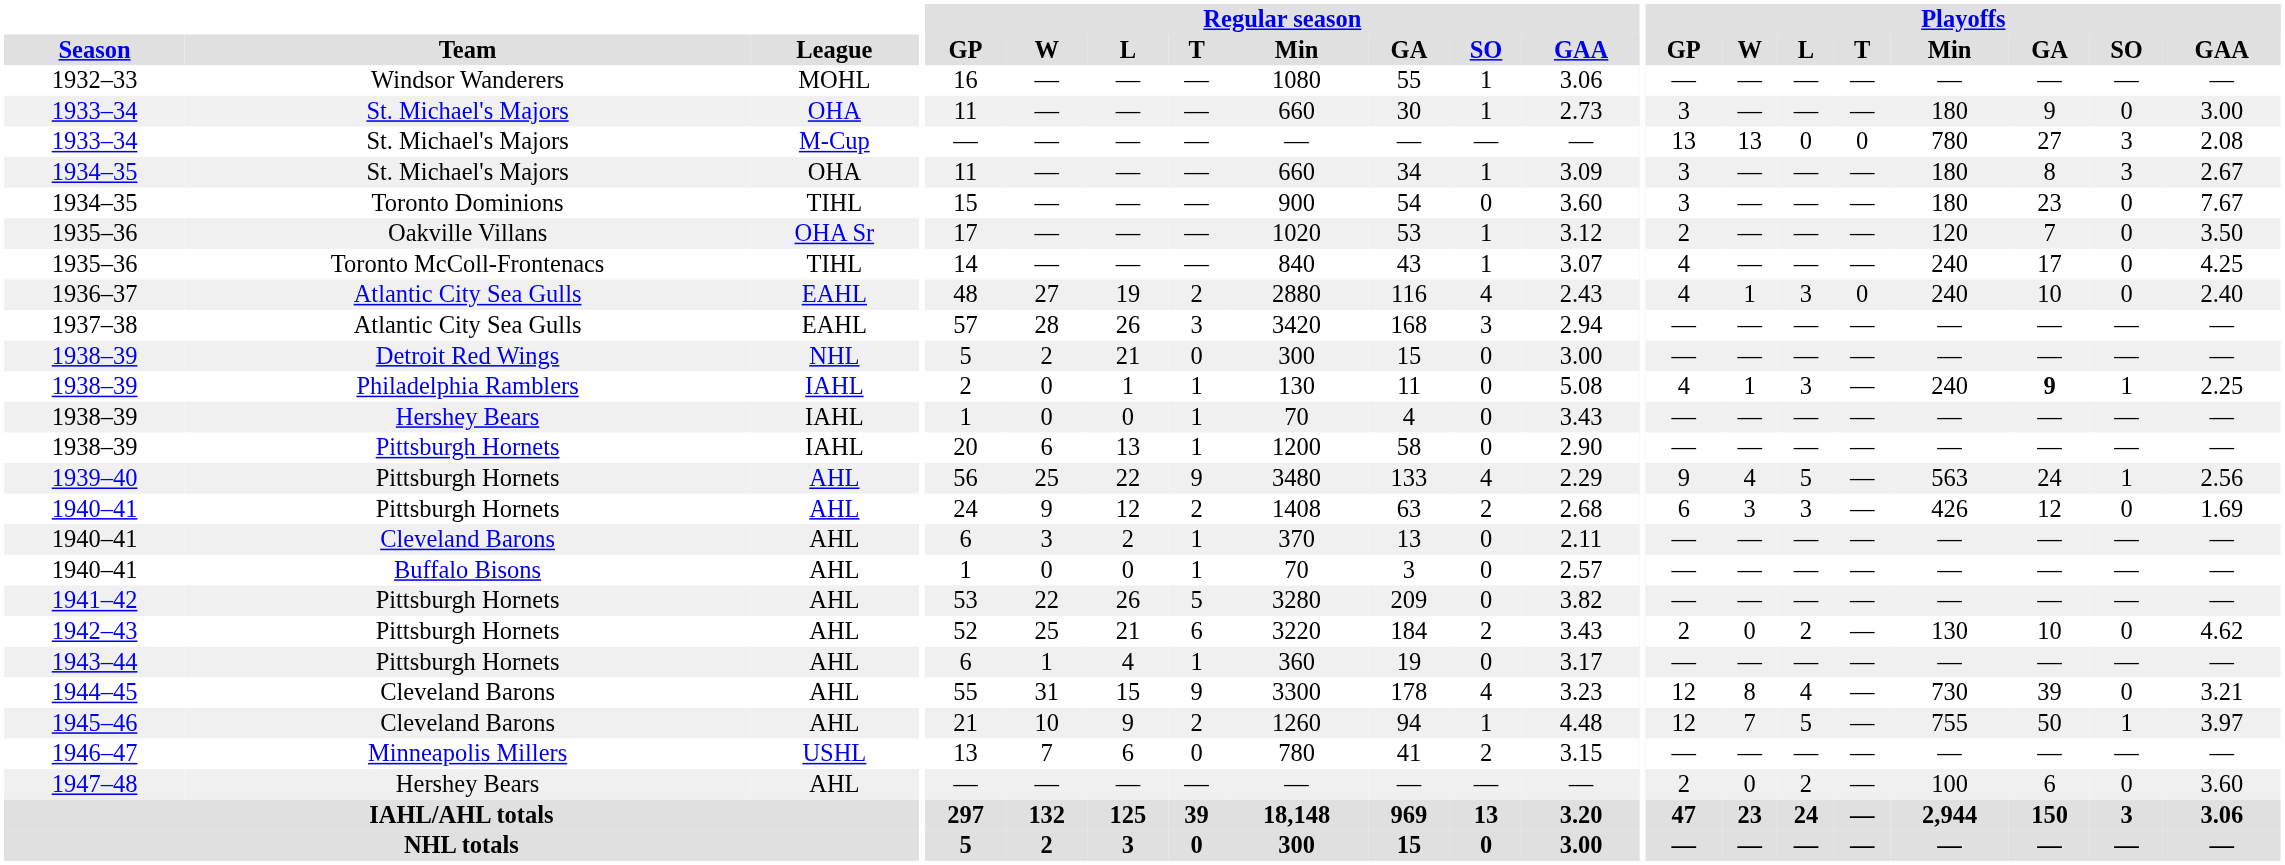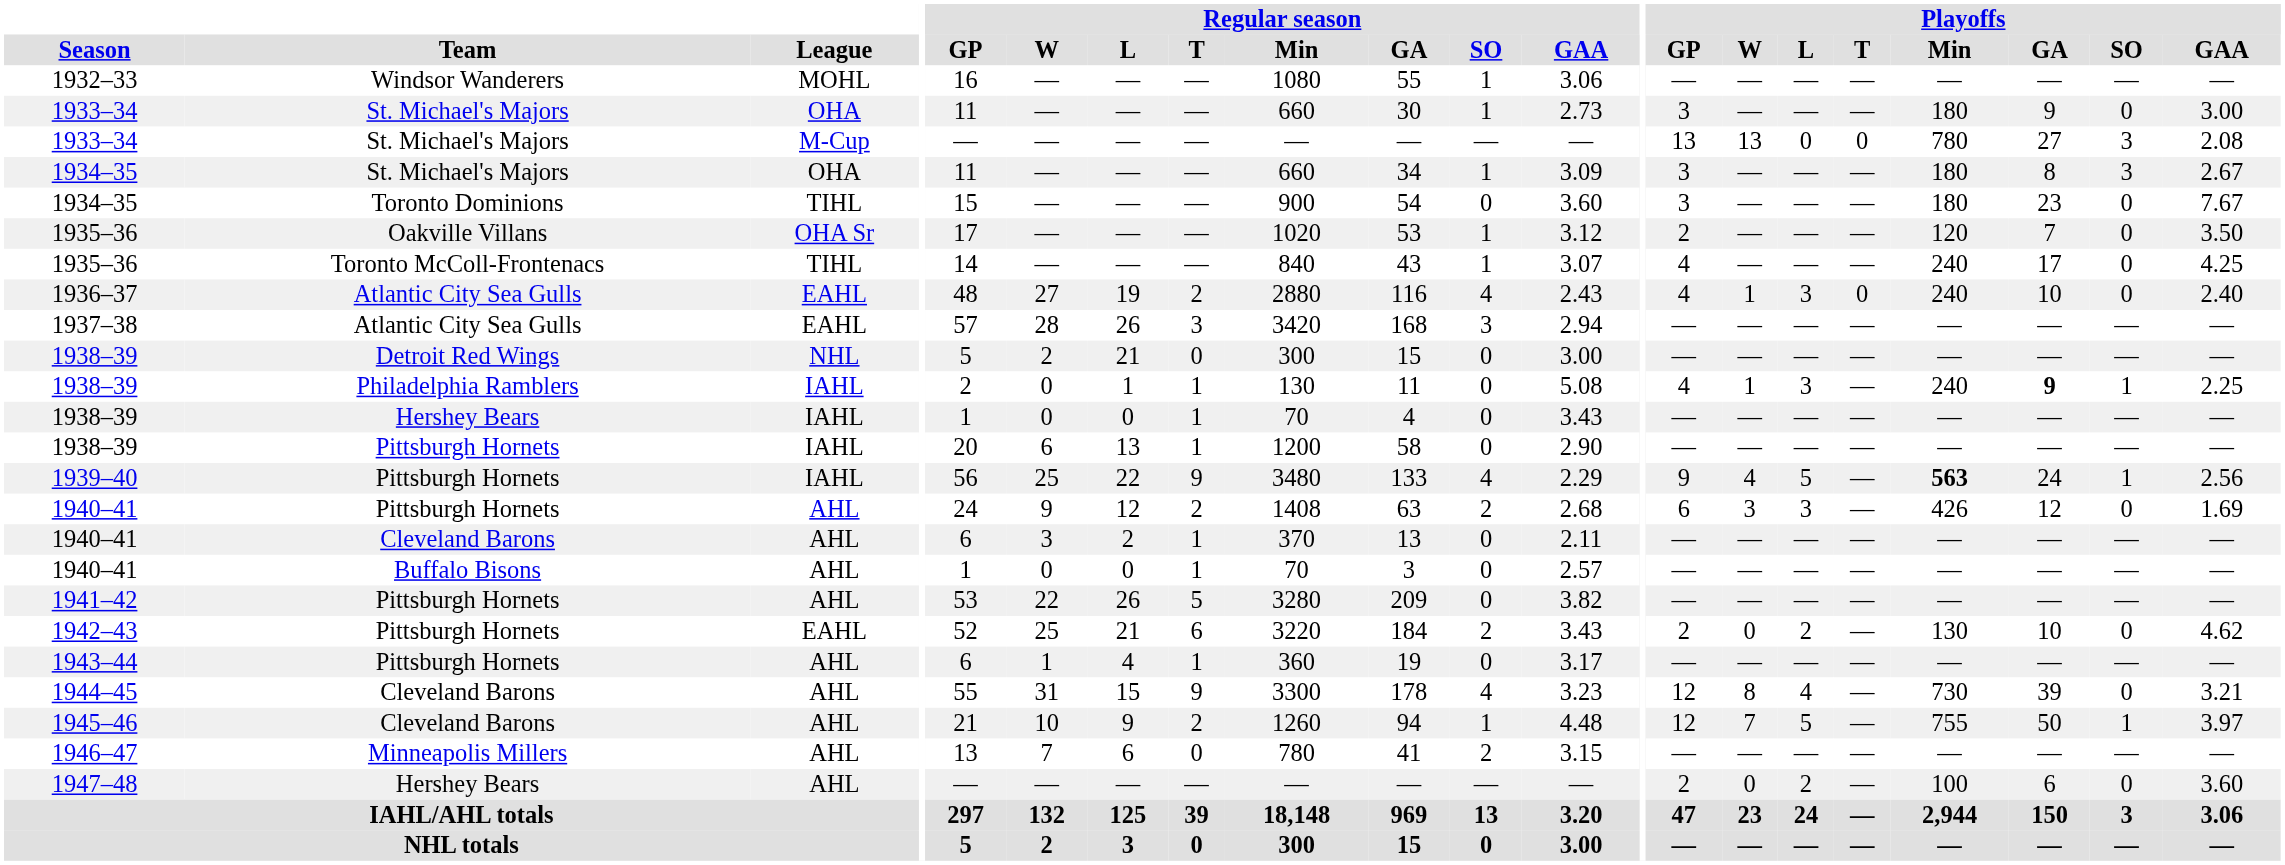(834, 478) AHL -> (834, 478) IAHL
(1950, 478) normal -> (1950, 478) bold
(834, 631) AHL -> (834, 631) EAHL
(834, 753) USHL -> (834, 753) AHL
